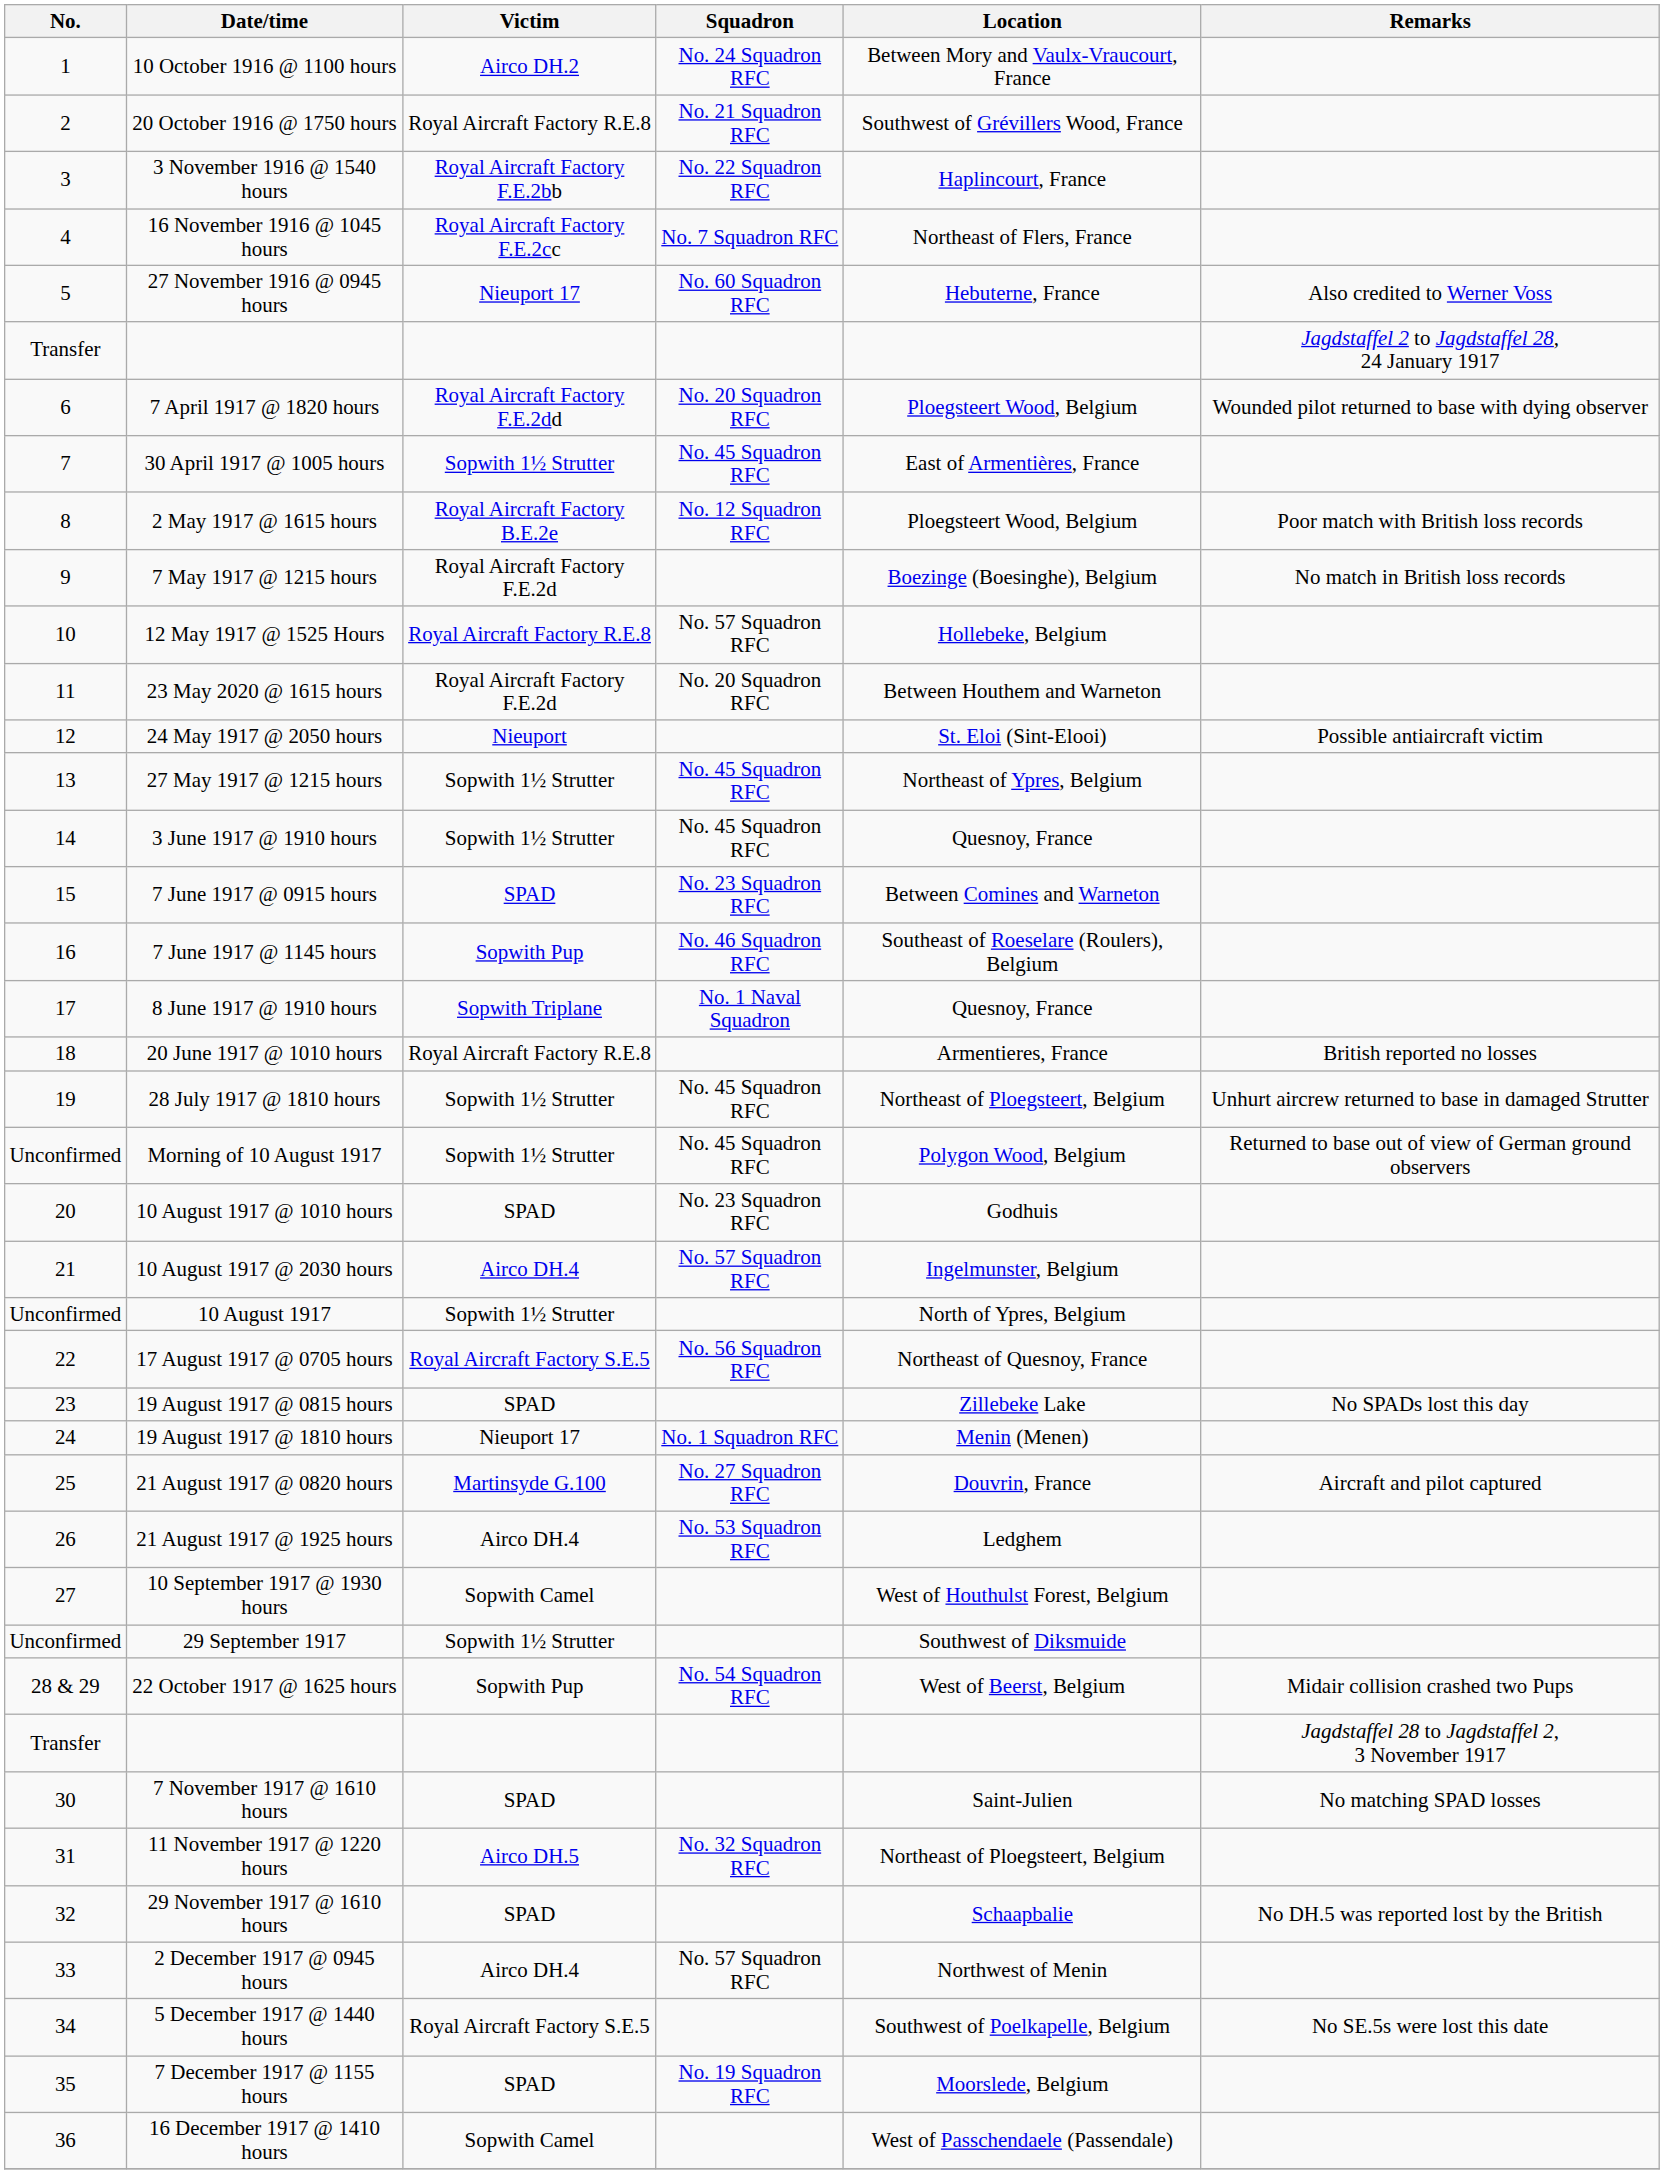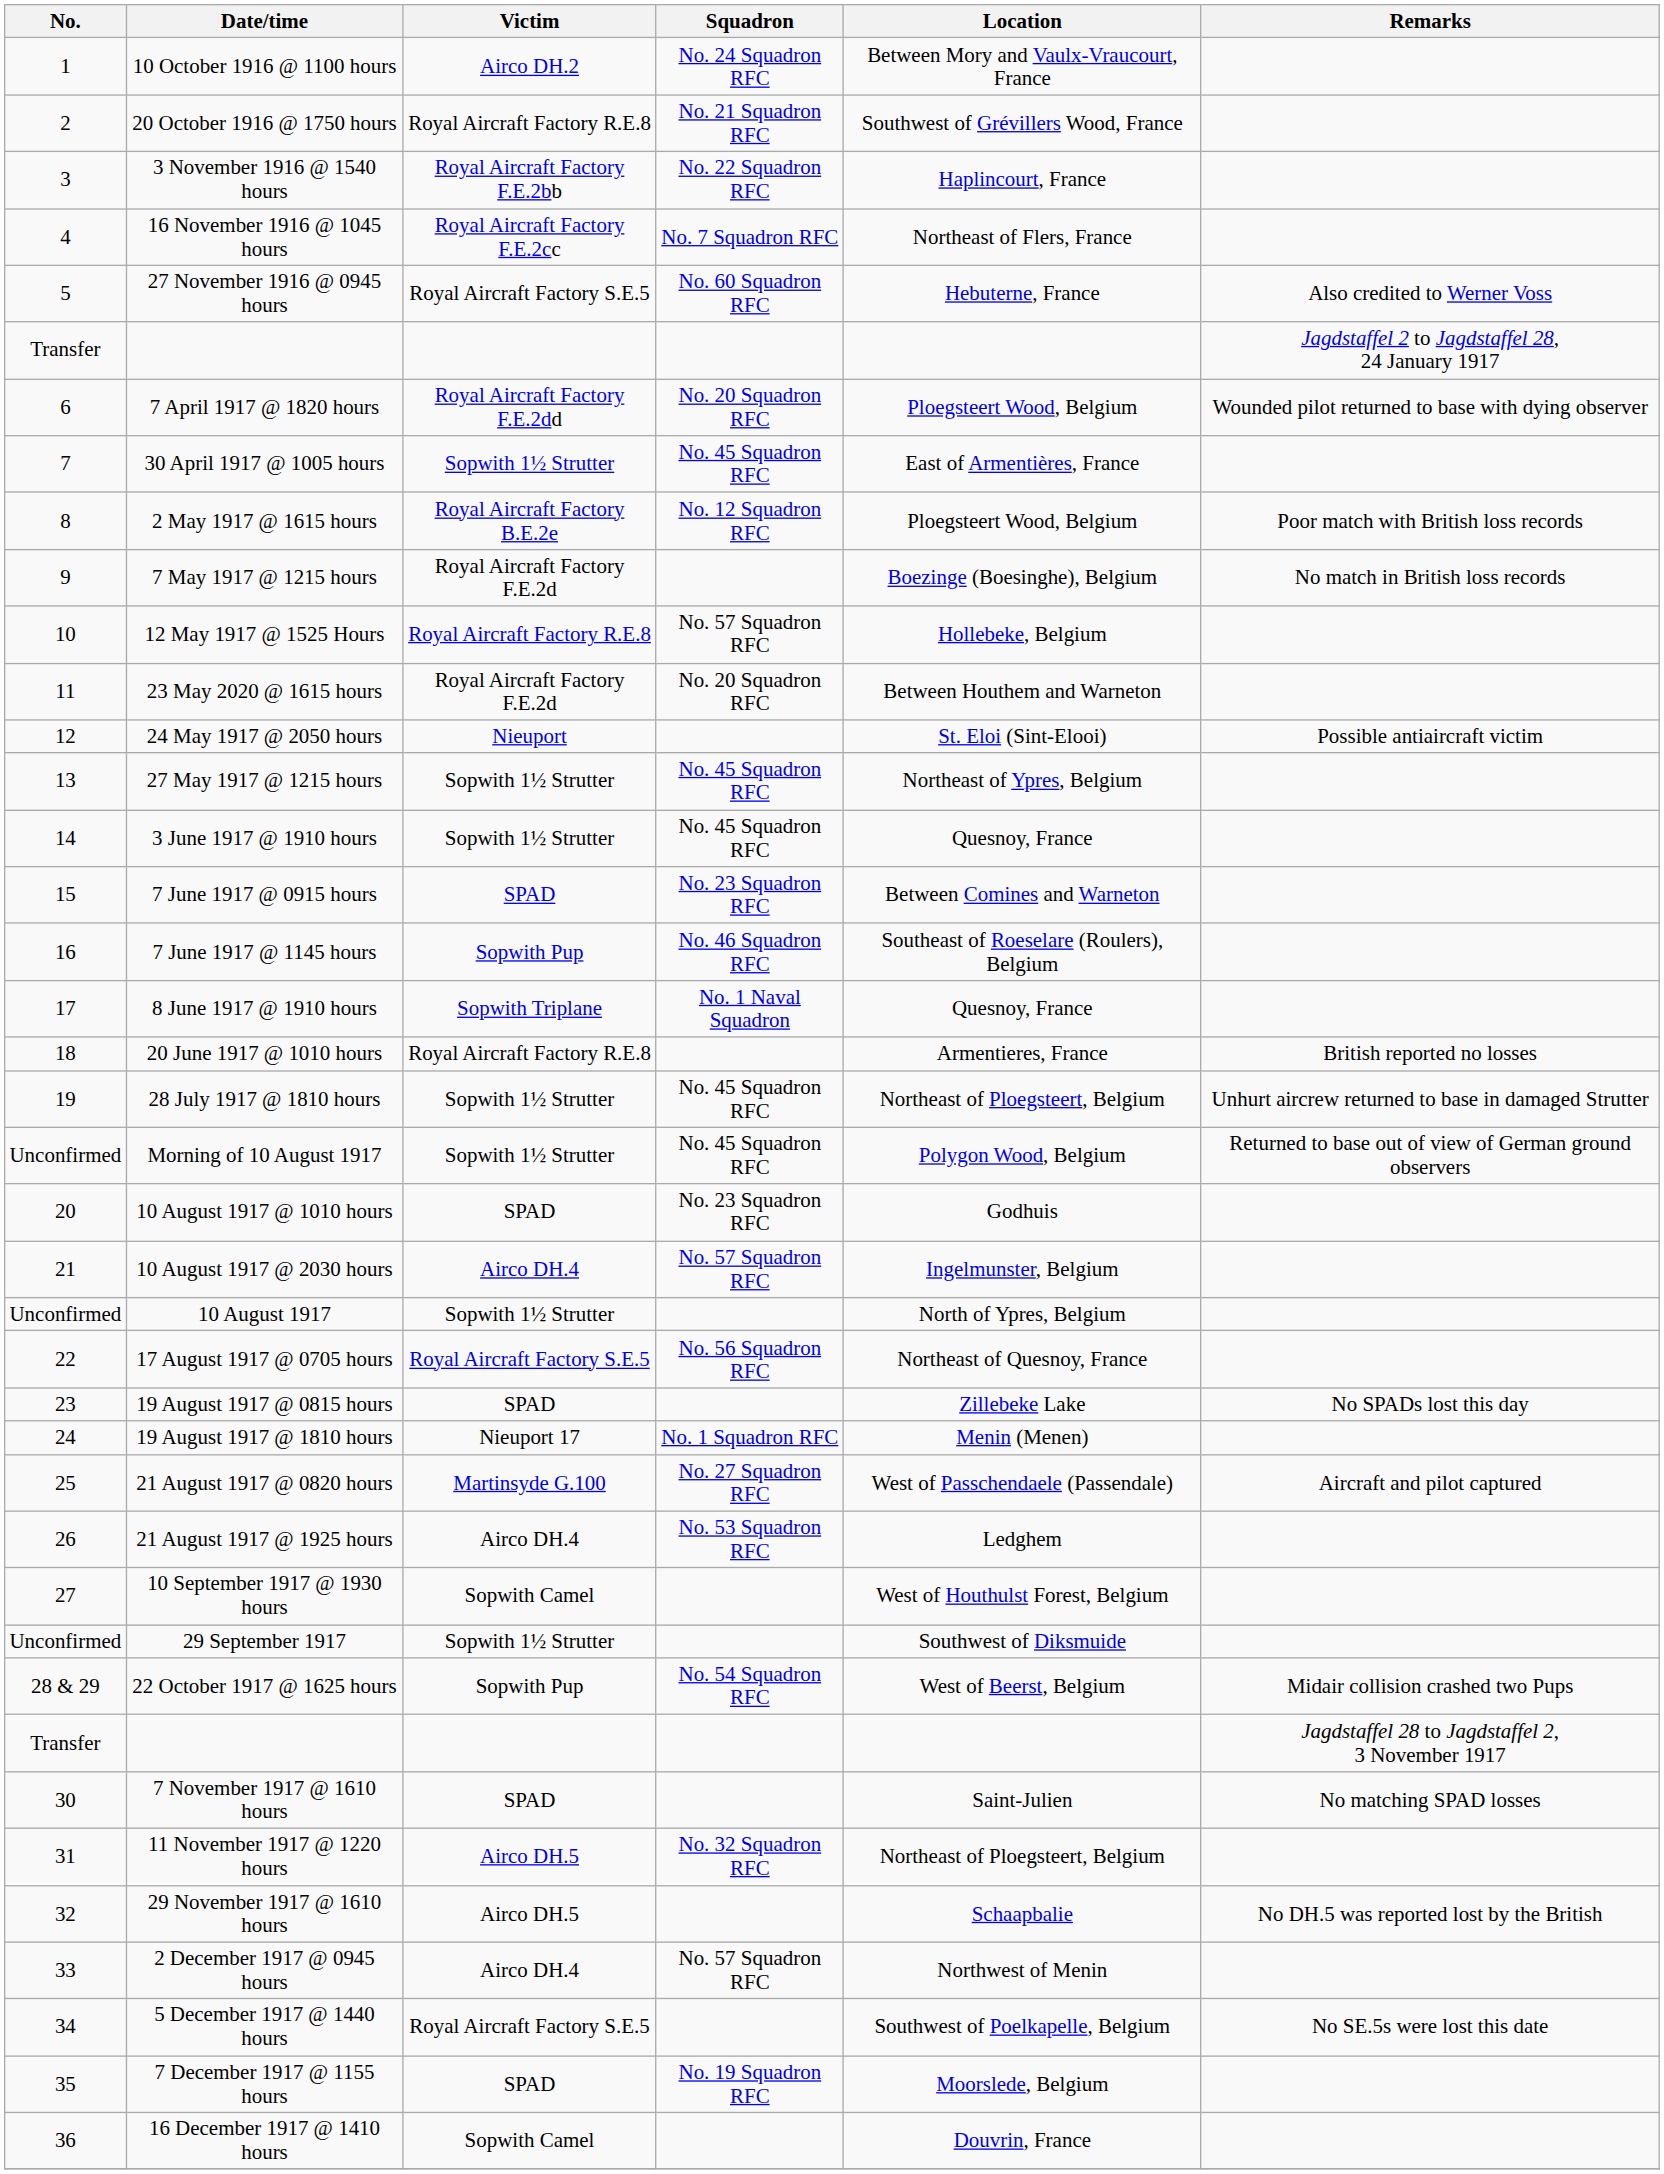(530, 293) Nieuport 17 -> (530, 293) Royal Aircraft Factory S.E.5
(1022, 1482) Douvrin, France -> (1022, 1482) West of Passchendaele (Passendale)
(530, 1913) SPAD -> (530, 1913) Airco DH.5
(1022, 2140) West of Passchendaele (Passendale) -> (1022, 2140) Douvrin, France
